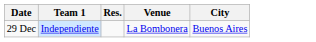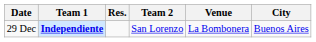+ column: (157, 12)
(70, 28) normal -> (72, 28) bold
